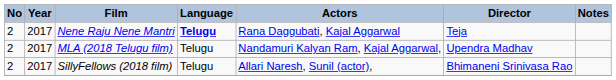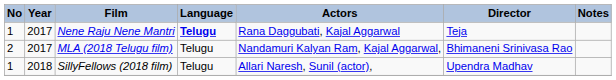(10, 31) 2 -> (10, 31) 1
(489, 49) Upendra Madhav -> (509, 49) Bhimaneni Srinivasa Rao
(10, 67) 2 -> (10, 67) 1
(40, 67) 2017 -> (40, 67) 2018
(509, 67) Bhimaneni Srinivasa Rao -> (489, 67) Upendra Madhav
